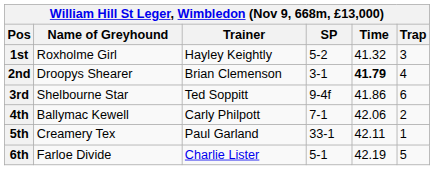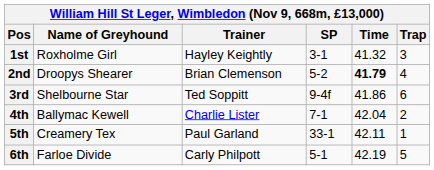(318, 54) 5-2 -> (318, 54) 3-1
(318, 74) 3-1 -> (318, 74) 5-2
(222, 114) Carly Philpott -> (222, 114) Charlie Lister
(370, 114) 42.06 -> (370, 114) 42.04
(222, 154) Charlie Lister -> (222, 154) Carly Philpott
